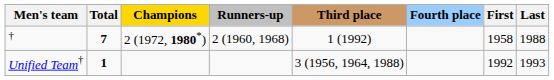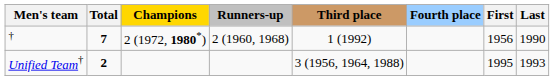(500, 38) 1958 -> (500, 38) 1956
(532, 38) 1988 -> (532, 38) 1990
(104, 63) 1 -> (104, 63) 2
(500, 63) 1992 -> (500, 63) 1995
